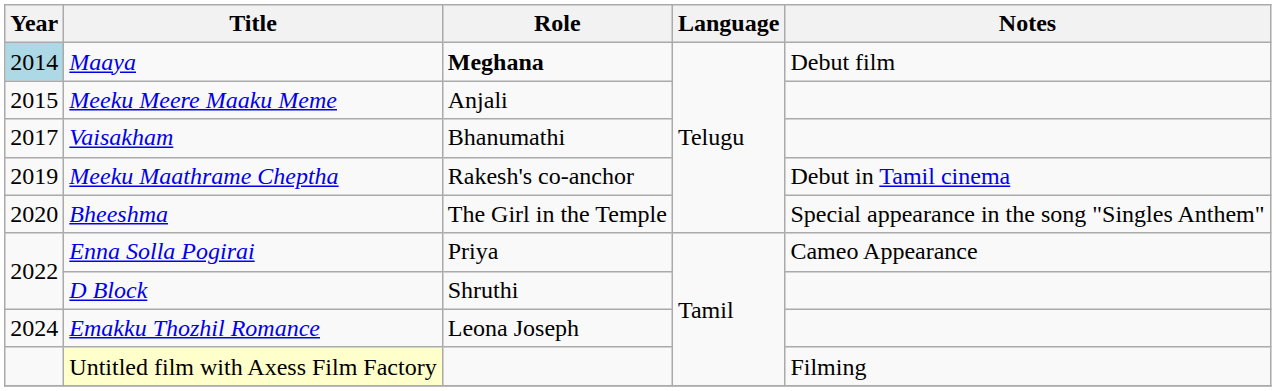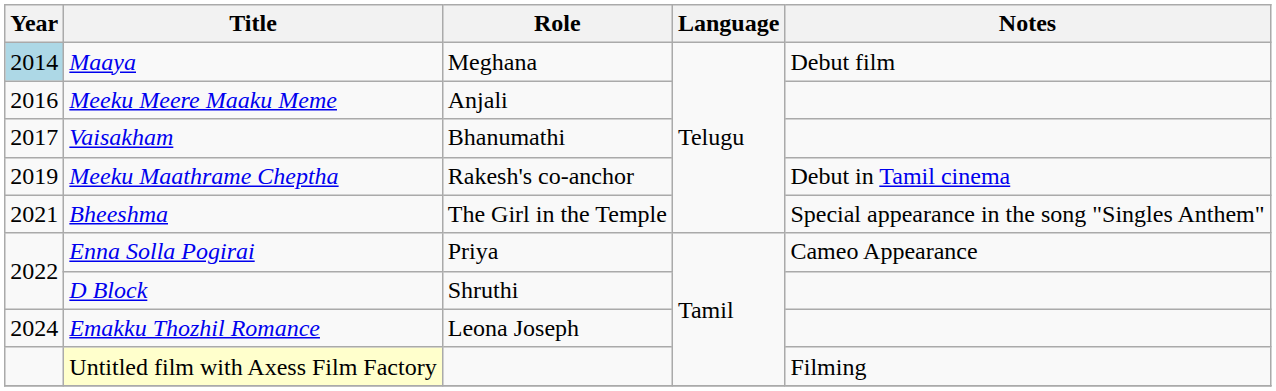(496, 61) bold -> (492, 61) normal
(34, 99) 2015 -> (34, 99) 2016
(34, 213) 2020 -> (34, 213) 2021
